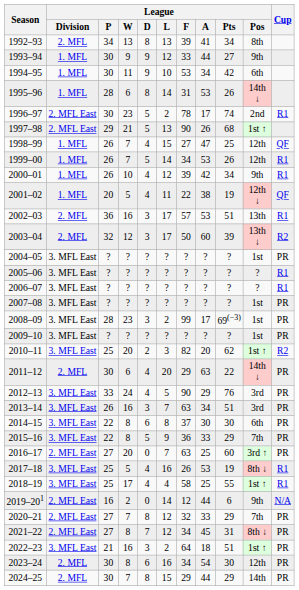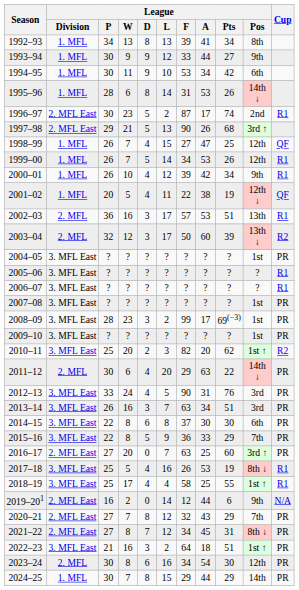(72, 42) 2. MFL -> (72, 42) 1. MFL
(186, 114) 78 -> (186, 114) 87
(257, 129) 1st ↑ -> (257, 129) 3rd ↑
(206, 392) 29 -> (206, 392) 31
(206, 517) 33 -> (206, 517) 43
(72, 578) 2. MFL -> (72, 578) 1. MFL
